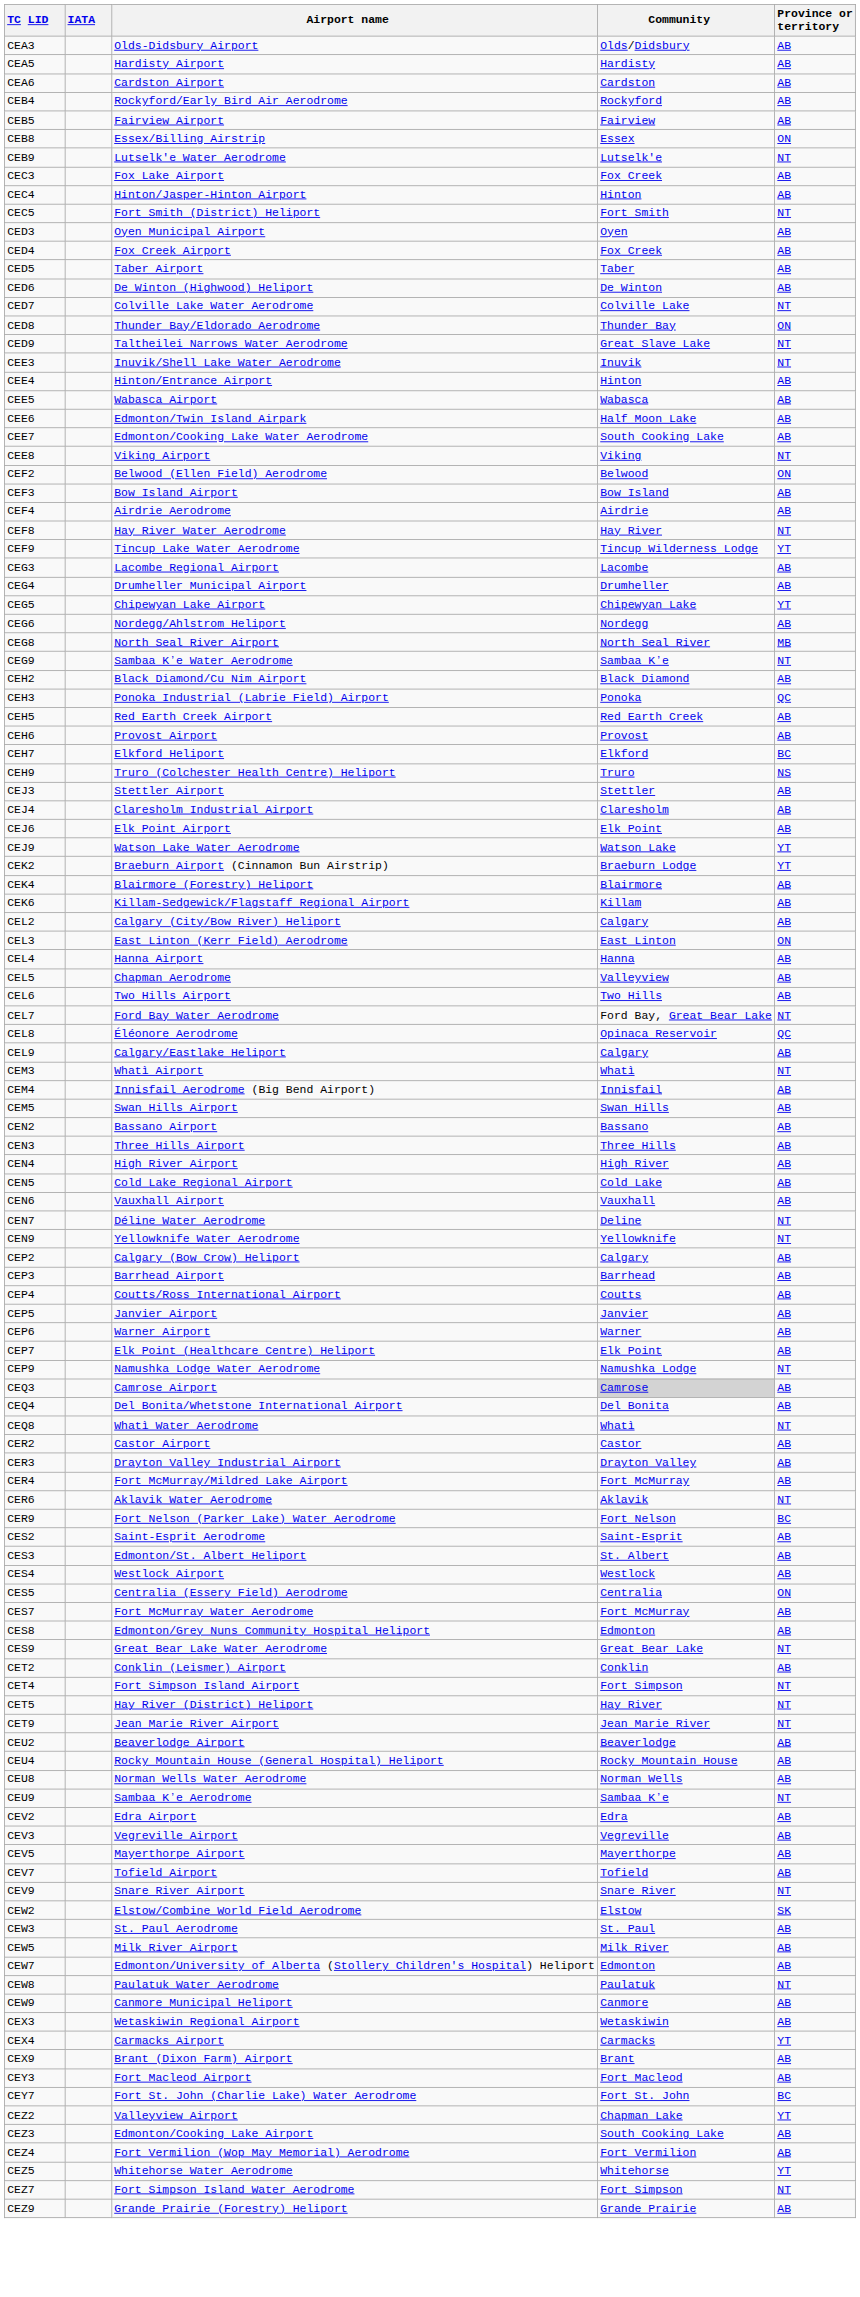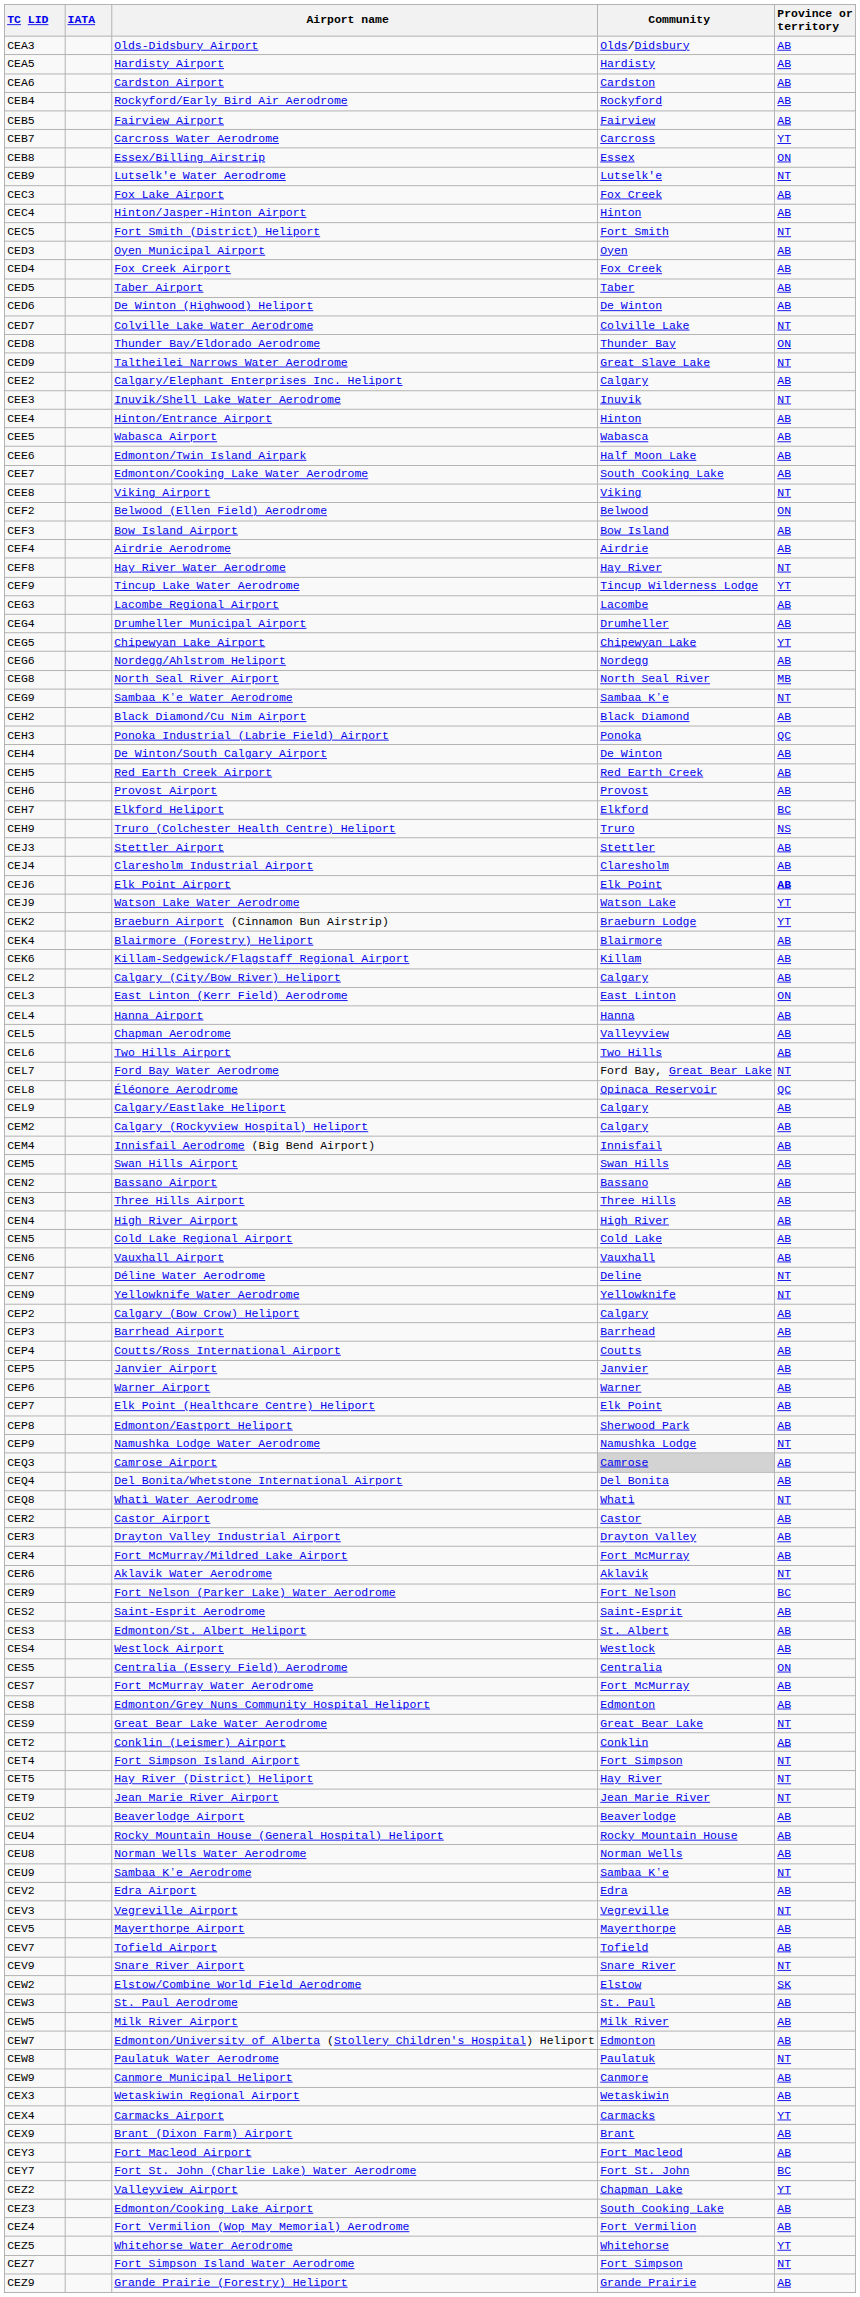+ row: (21, 139)
+ row: (21, 381)
+ row: (21, 754)
(784, 829) normal -> (784, 885) bold
+ row: (21, 1127)
- row: (21, 1071)
+ row: (21, 1425)
(784, 1836) AB -> (784, 1910) NT
